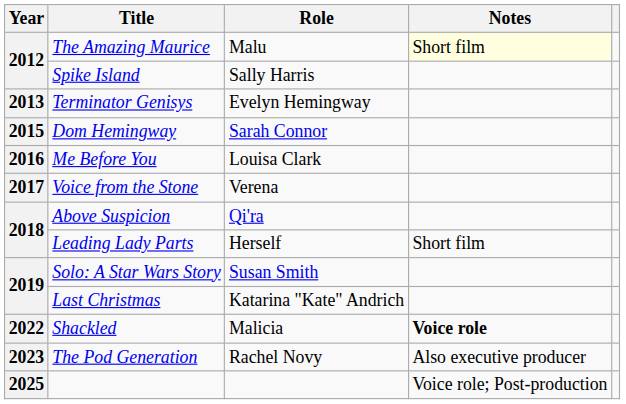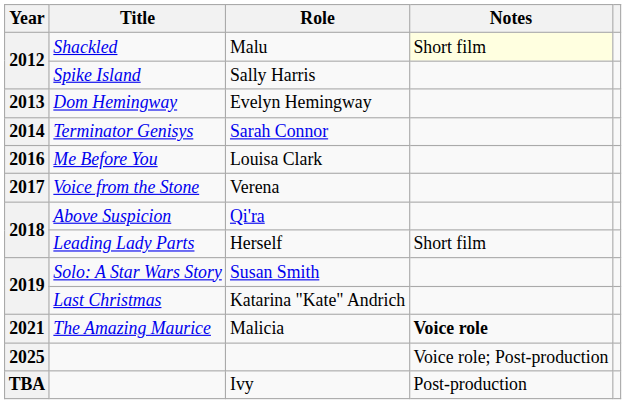(131, 46) The Amazing Maurice -> (85, 46) Shackled
(122, 103) Terminator Genisys -> (115, 103) Dom Hemingway
(26, 131) 2015 -> (27, 131) 2014
(114, 131) Dom Hemingway -> (123, 131) Terminator Genisys
(26, 328) 2022 -> (27, 328) 2021
(84, 328) Shackled -> (132, 328) The Amazing Maurice
- row: (276, 356)
+ row: (242, 384)
